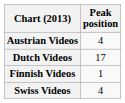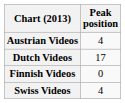(101, 73) 1 -> (101, 73) 0
